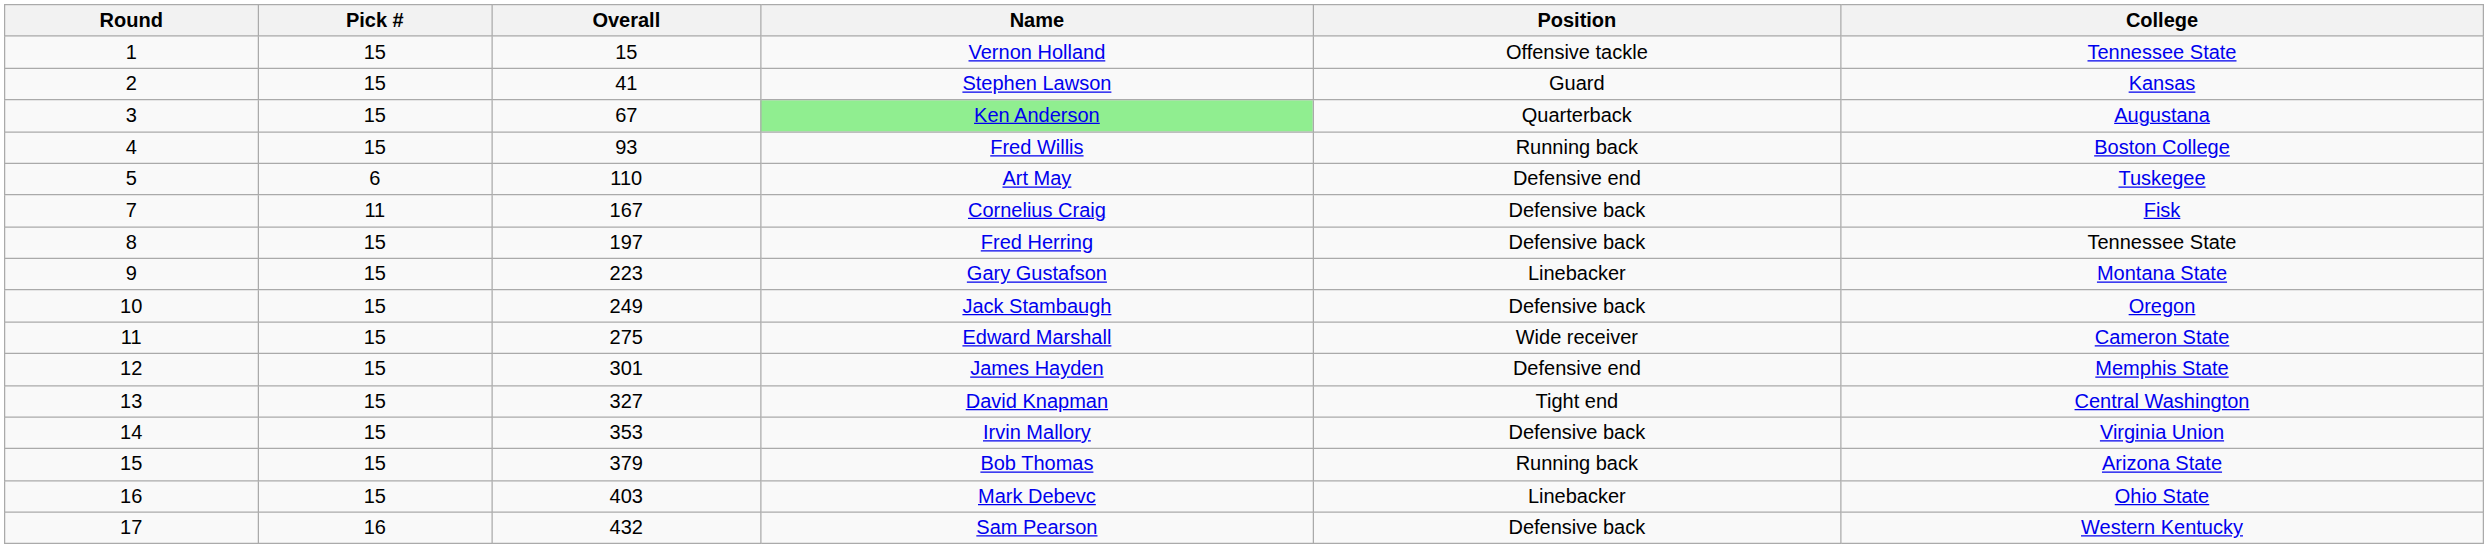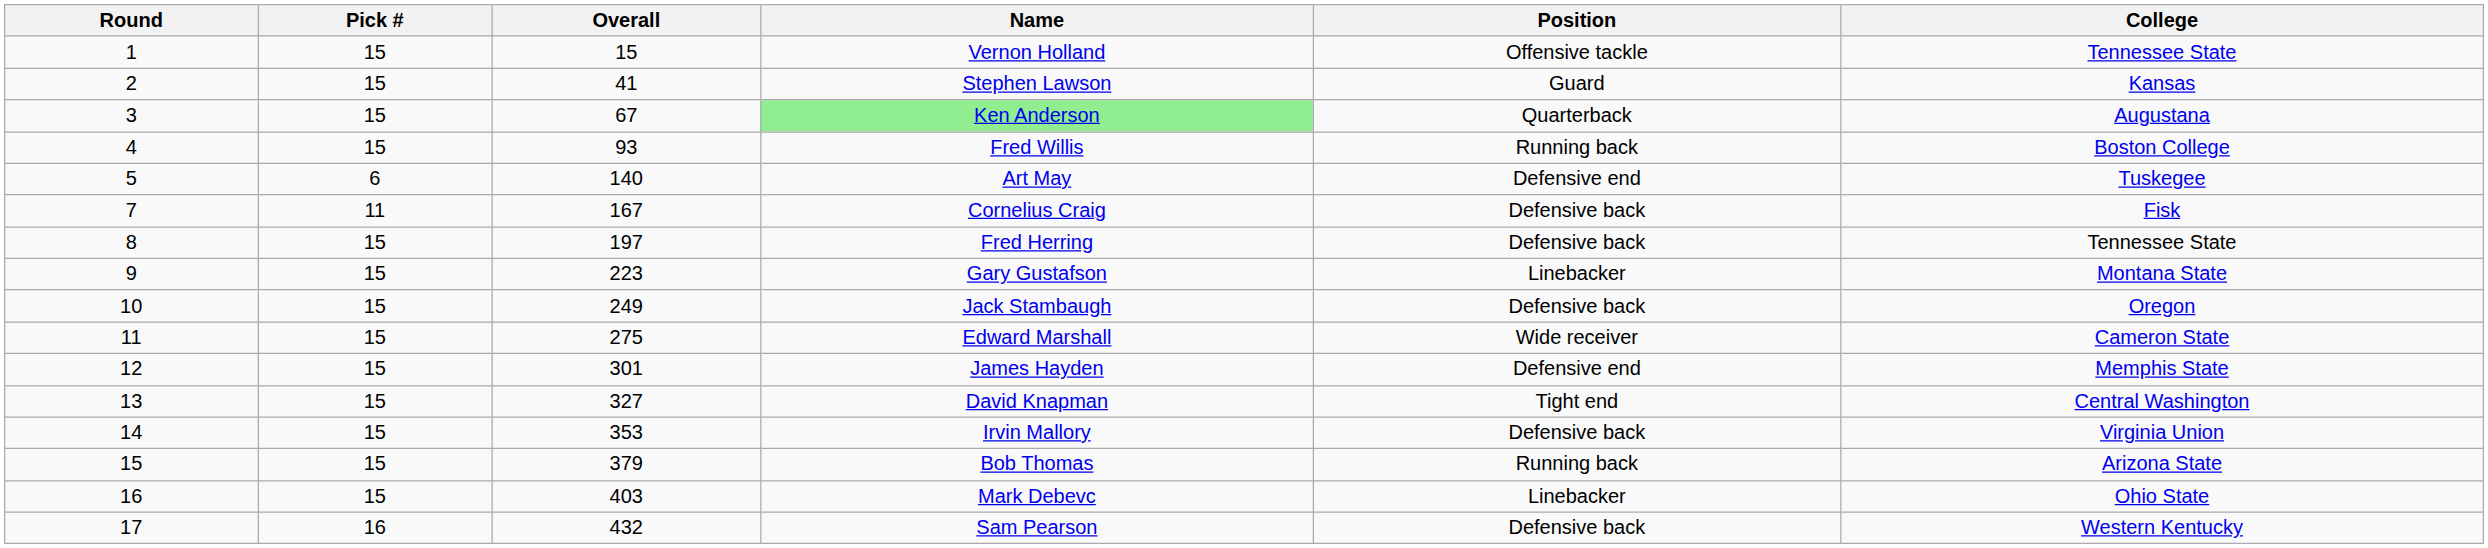(626, 178) 110 -> (626, 178) 140
